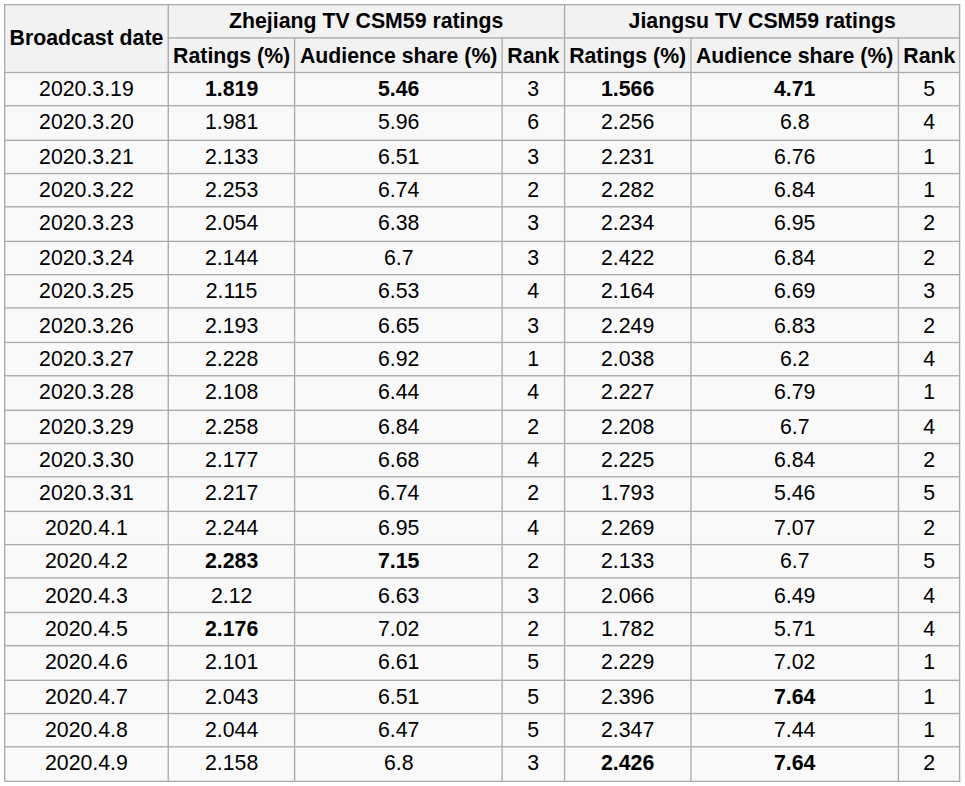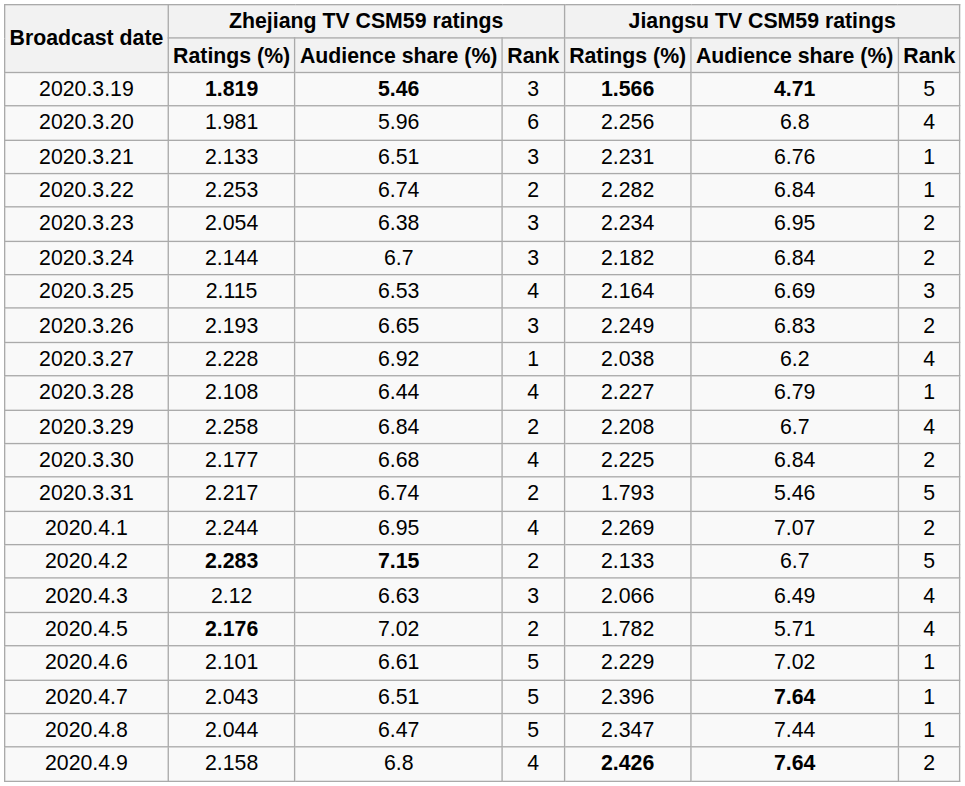(628, 257) 2.422 -> (628, 257) 2.182
(533, 763) 3 -> (533, 763) 4
